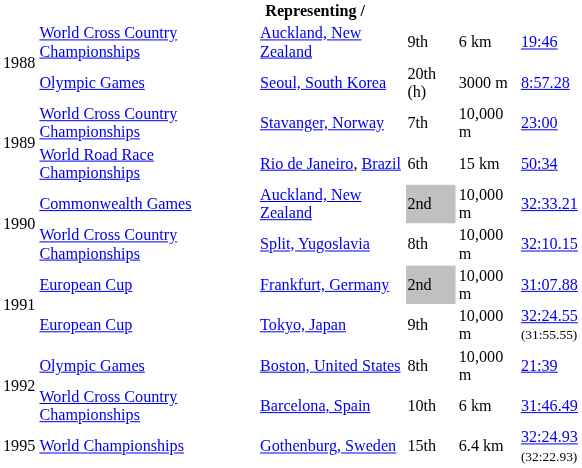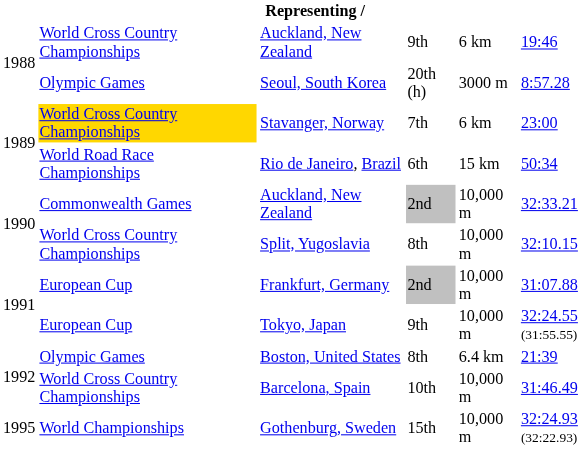(108, 123) no background -> (108, 123) gold background
(481, 123) 10,000 m -> (475, 123) 6 km
(481, 365) 10,000 m -> (481, 356) 6.4 km
(475, 406) 6 km -> (481, 387) 10,000 m
(481, 446) 6.4 km -> (481, 428) 10,000 m
